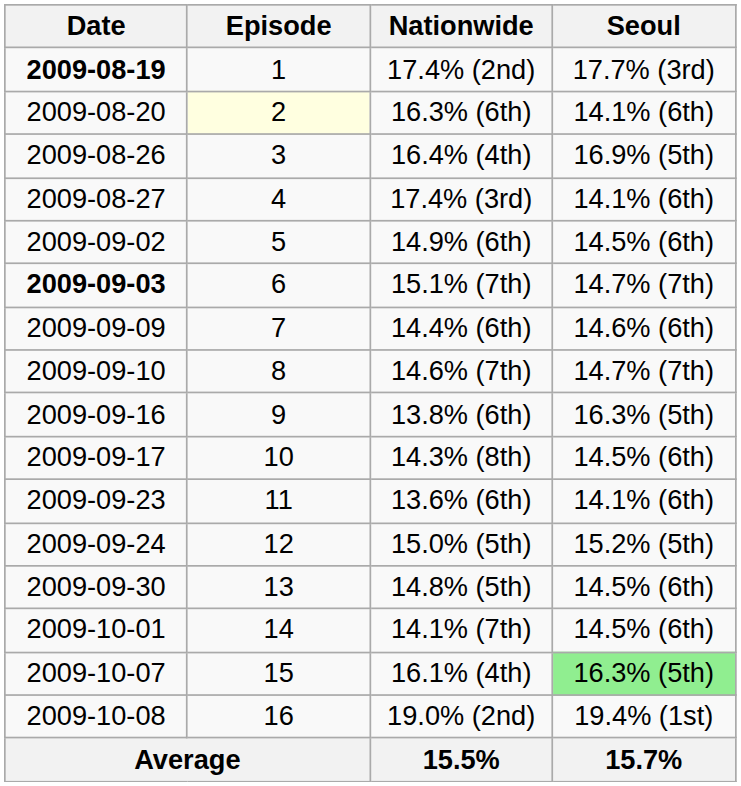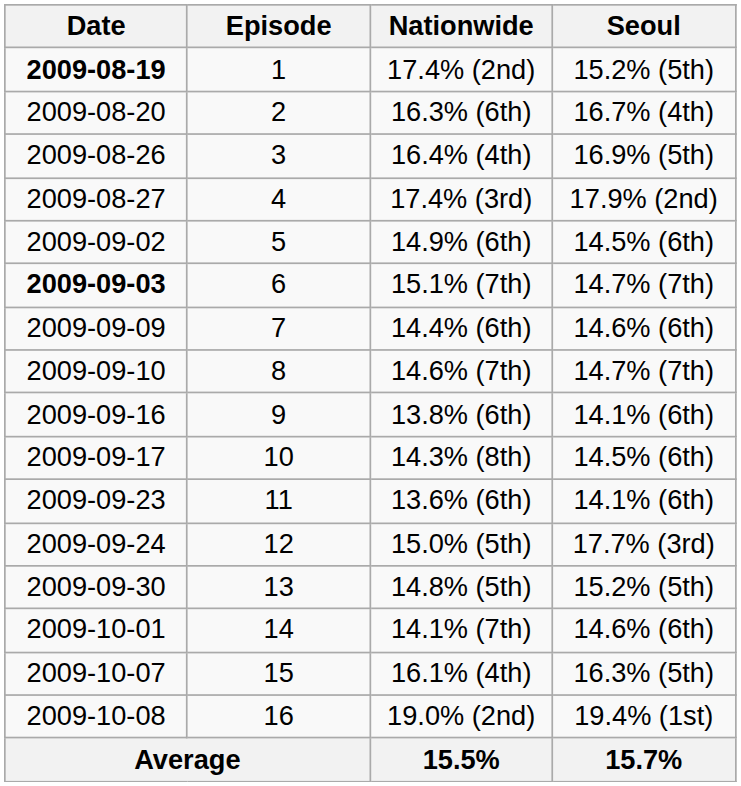(644, 69) 17.7% (3rd) -> (644, 69) 15.2% (5th)
(279, 112) lightyellow background -> (279, 112) no background
(644, 112) 14.1% (6th) -> (644, 112) 16.7% (4th)
(644, 198) 14.1% (6th) -> (644, 198) 17.9% (2nd)
(644, 414) 16.3% (5th) -> (644, 414) 14.1% (6th)
(644, 543) 15.2% (5th) -> (644, 543) 17.7% (3rd)
(644, 586) 14.5% (6th) -> (644, 586) 15.2% (5th)
(644, 629) 14.5% (6th) -> (644, 629) 14.6% (6th)
(644, 673) lightgreen background -> (644, 673) no background
